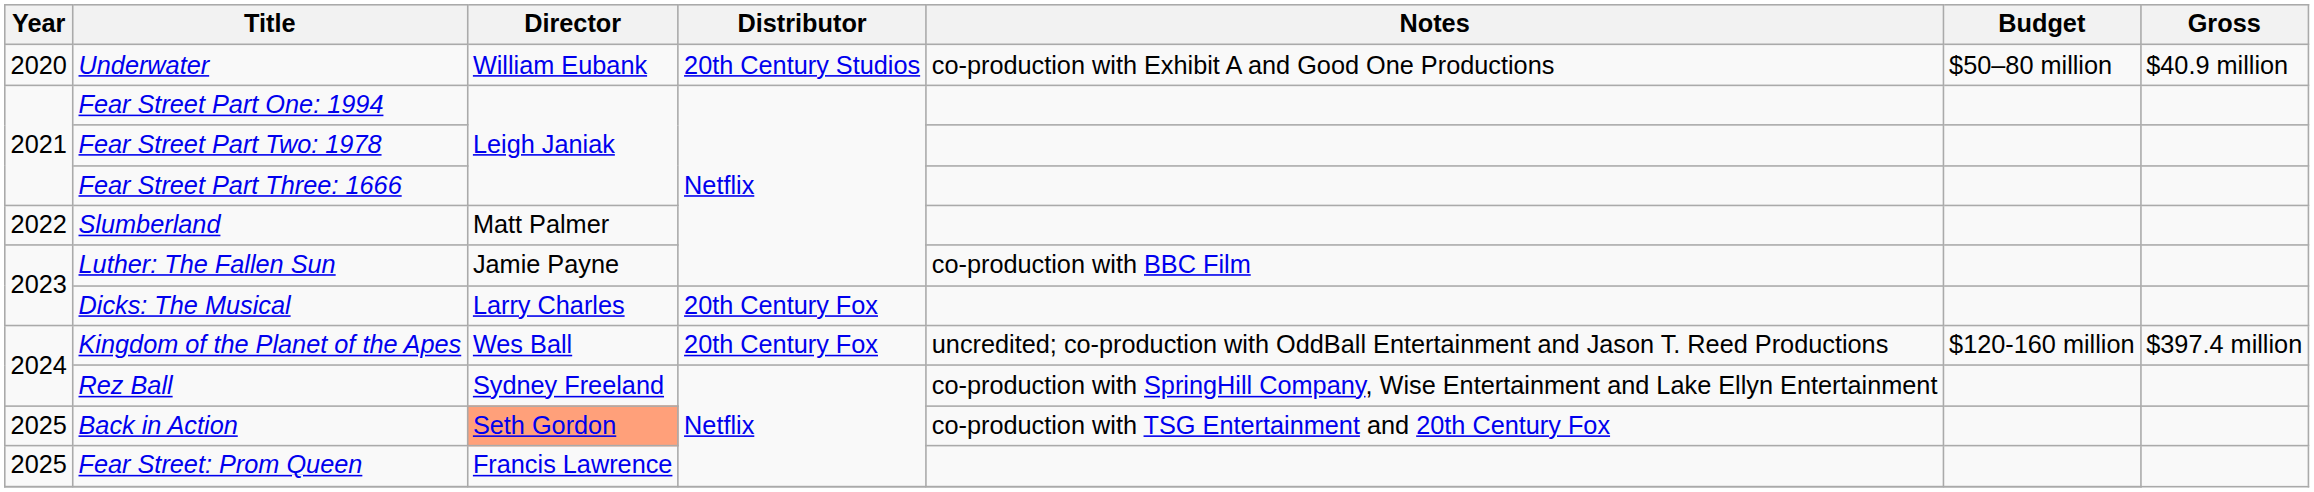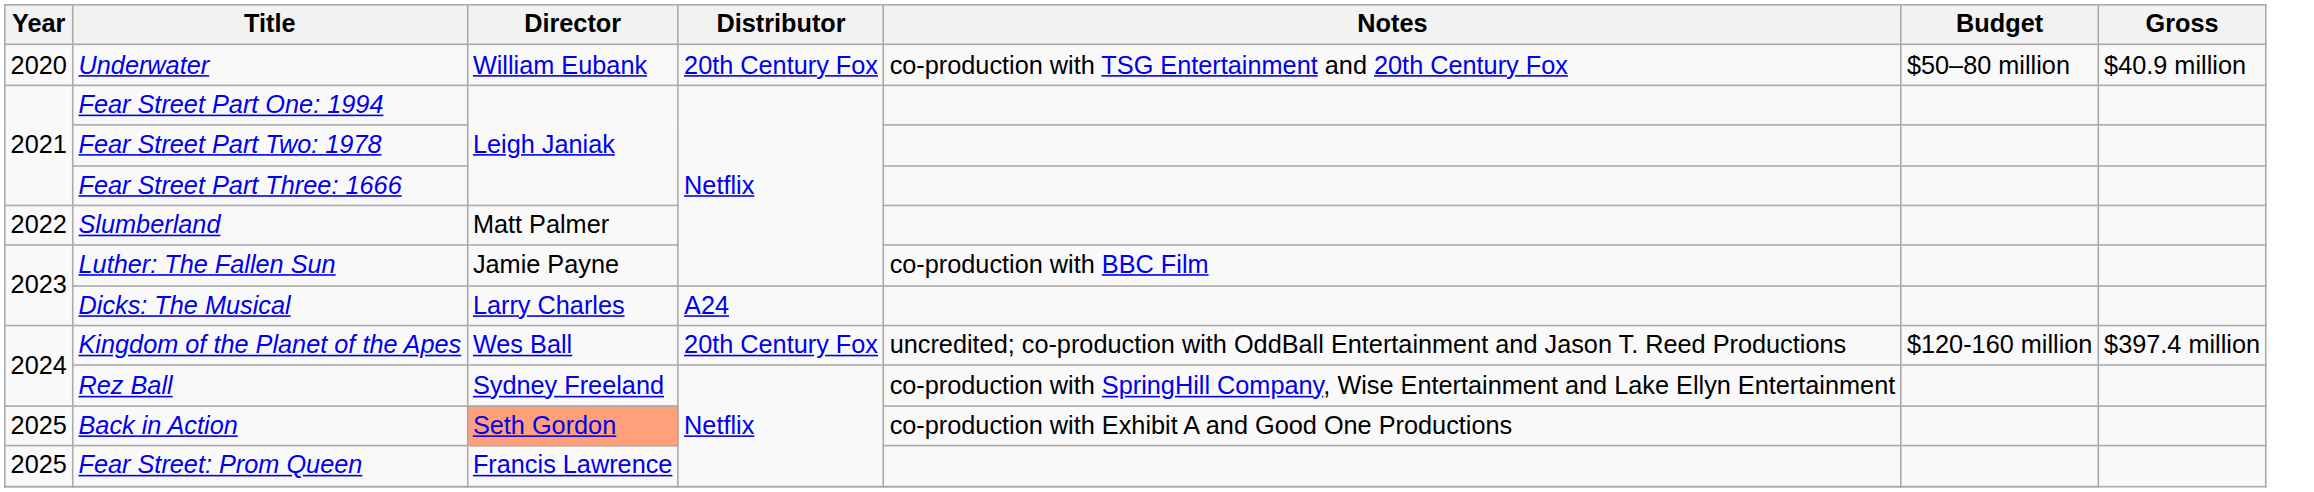(802, 64) 20th Century Studios -> (781, 64) 20th Century Fox
(1243, 64) co-production with Exhibit A and Good One Productions -> (1229, 64) co-production with TSG Entertainment and 20th Century Fox
(781, 305) 20th Century Fox -> (707, 305) A24
(1271, 425) co-production with TSG Entertainment and 20th Century Fox -> (1201, 425) co-production with Exhibit A and Good One Productions
